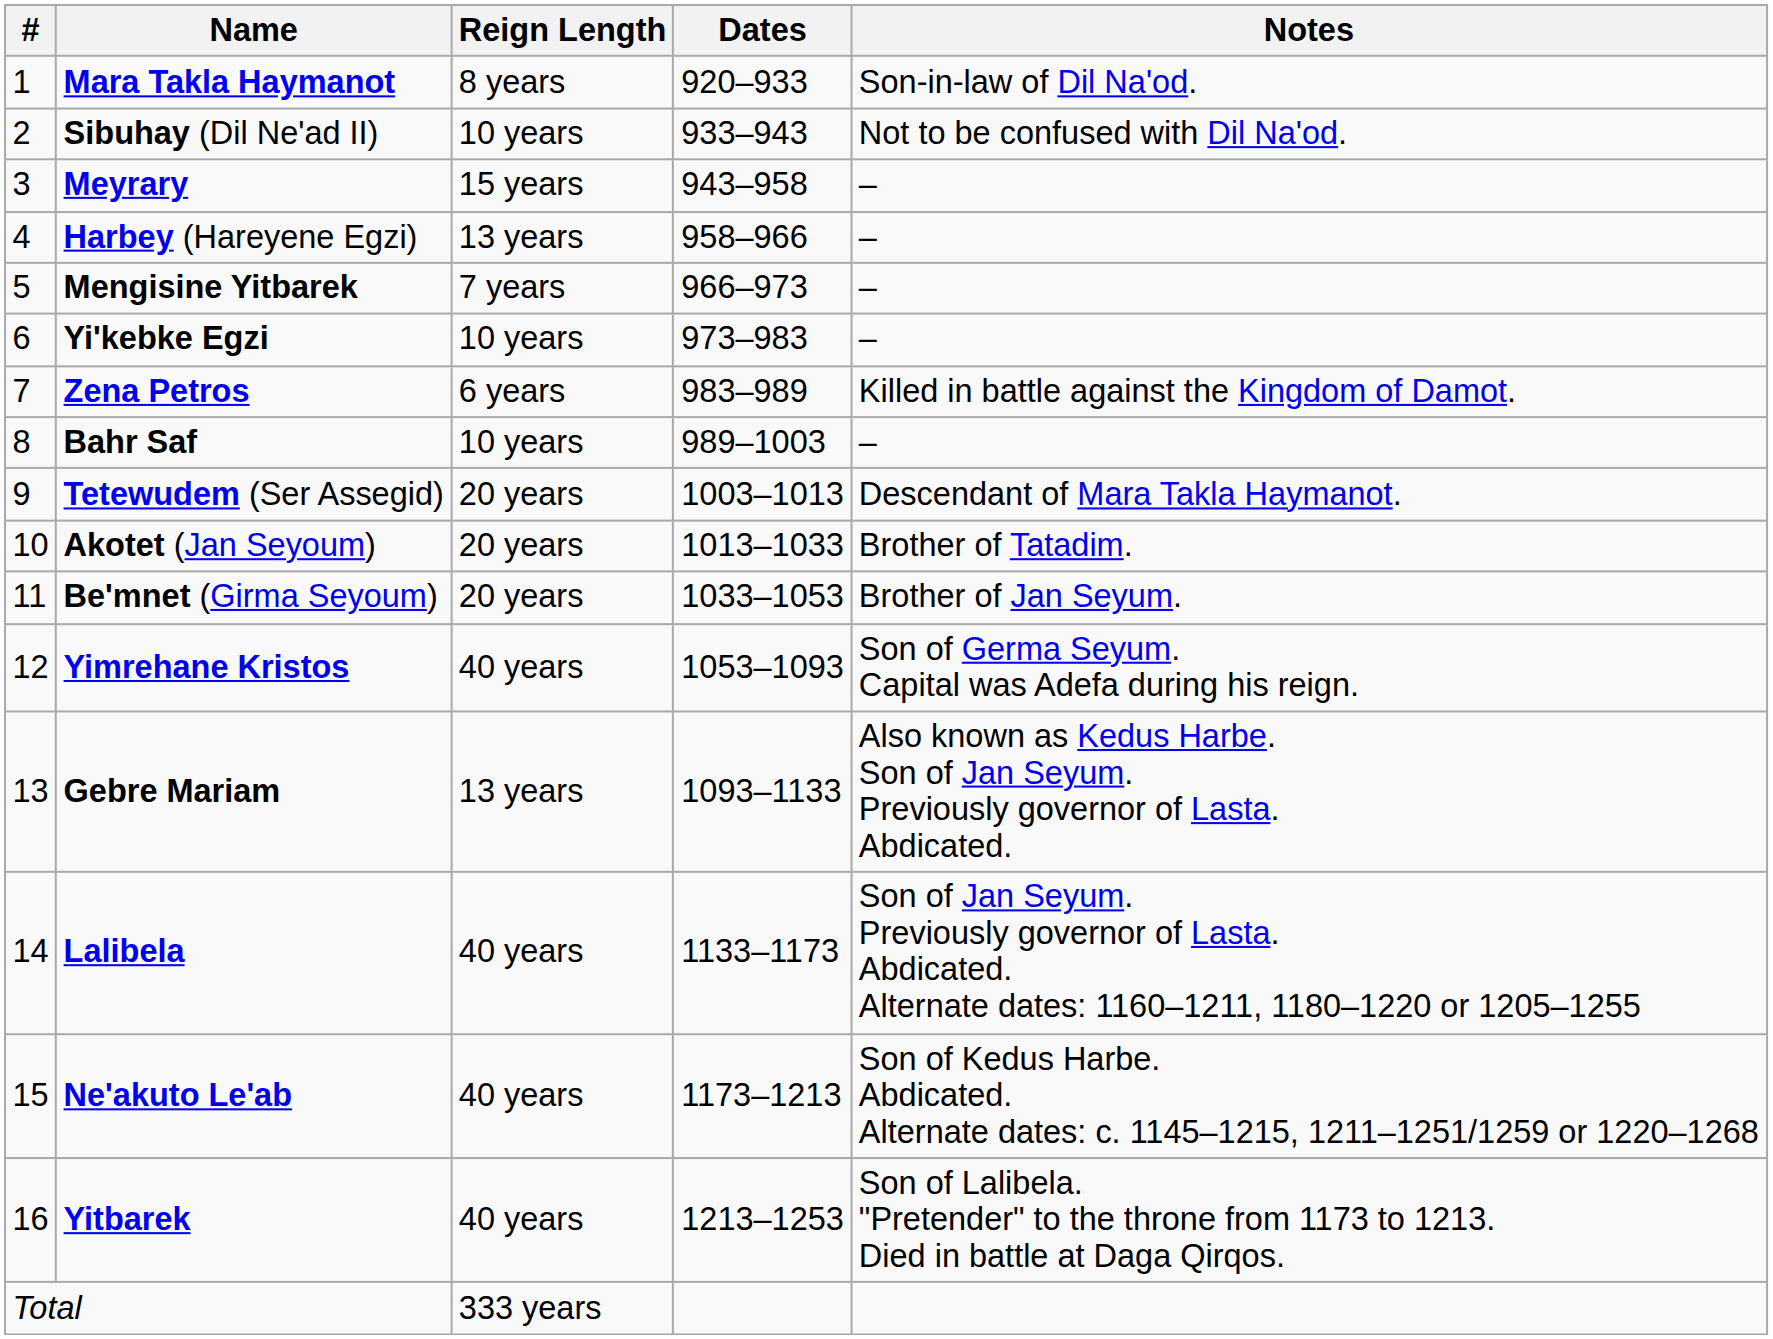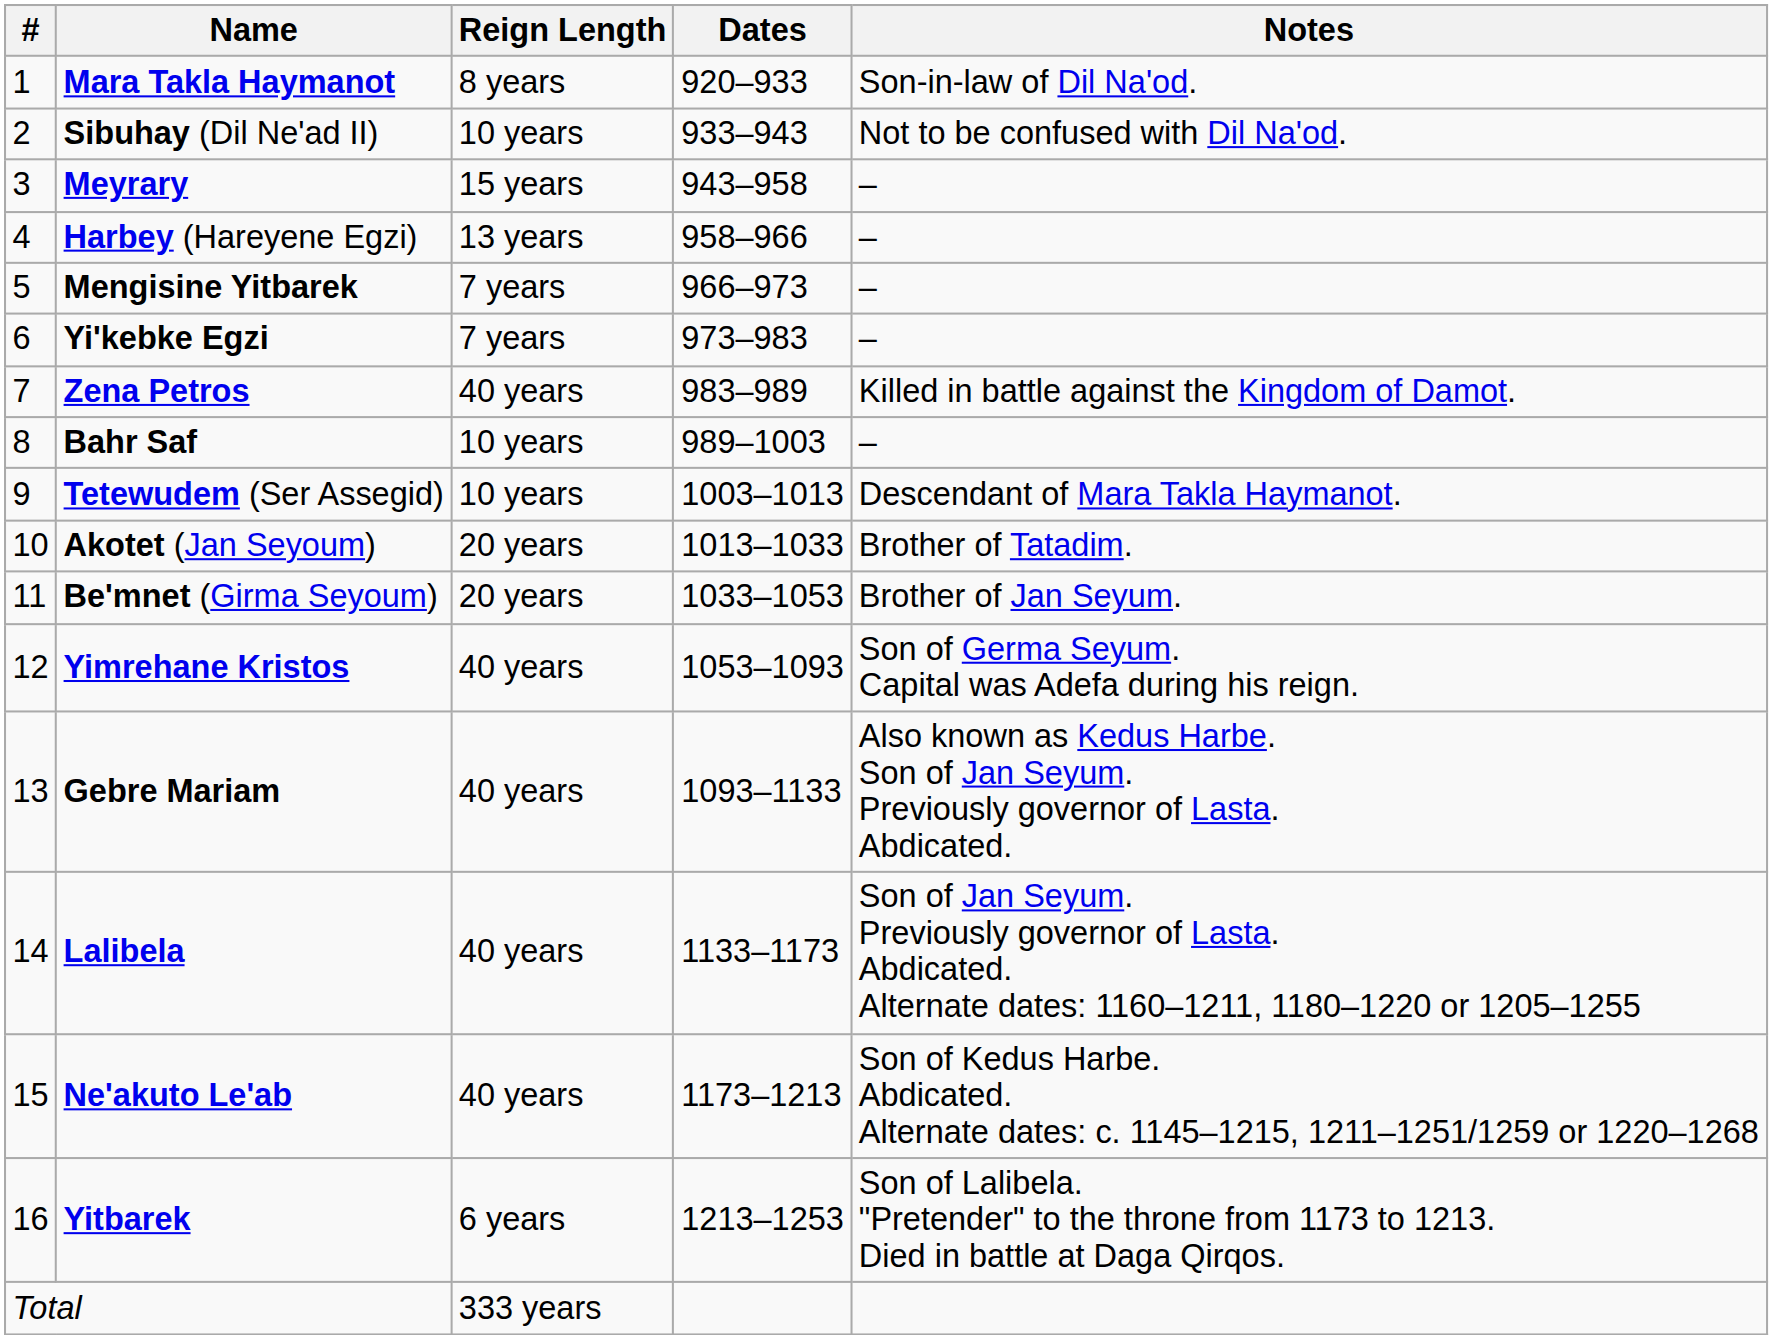(521, 339) 10 years -> (512, 339) 7 years
(512, 390) 6 years -> (521, 390) 40 years
(521, 493) 20 years -> (521, 493) 10 years
(521, 791) 13 years -> (521, 791) 40 years
(521, 1219) 40 years -> (512, 1219) 6 years
